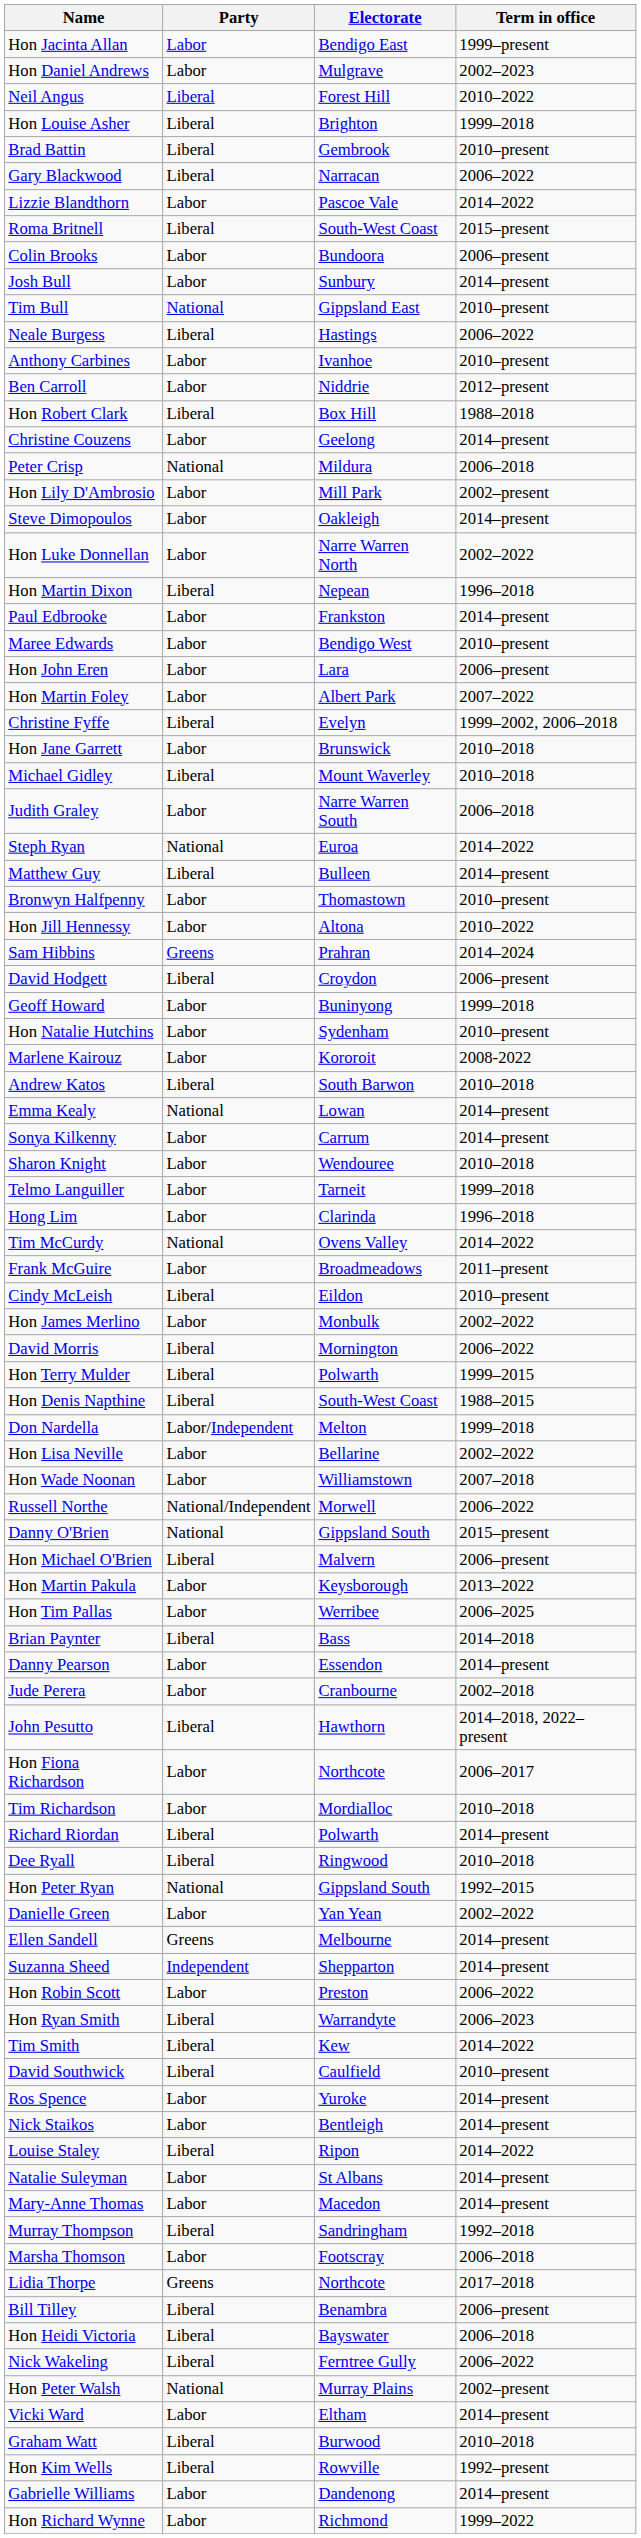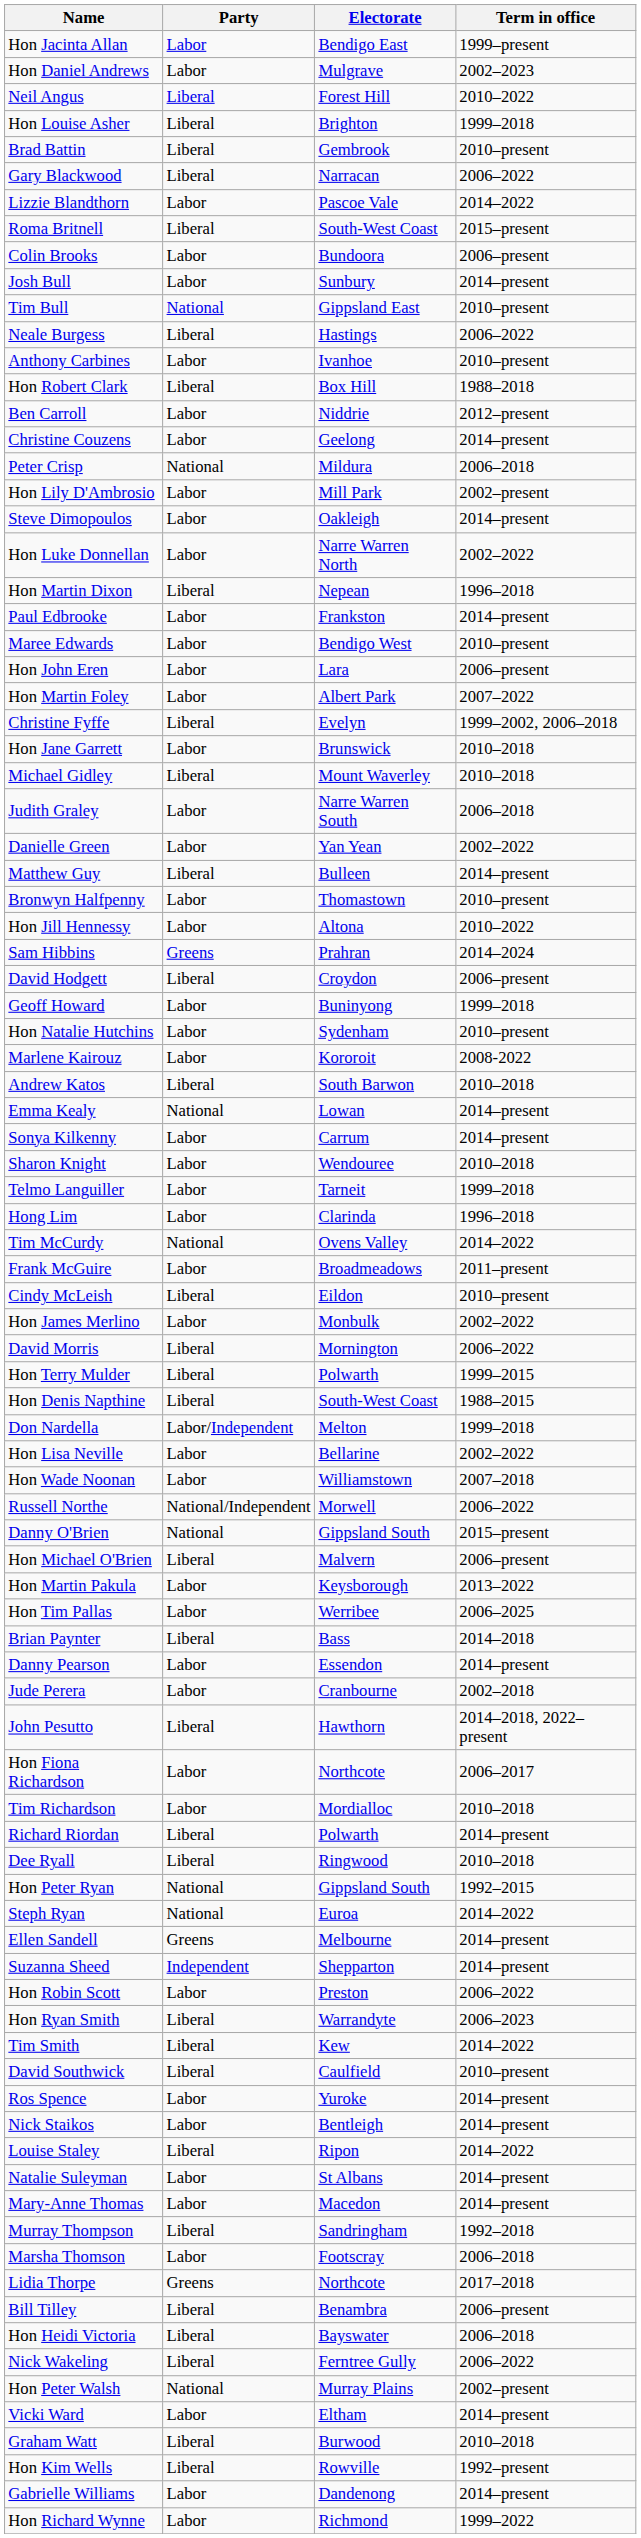rows swapped: (47, 387) <-> (68, 413)
rows swapped: (59, 1913) <-> (47, 846)
